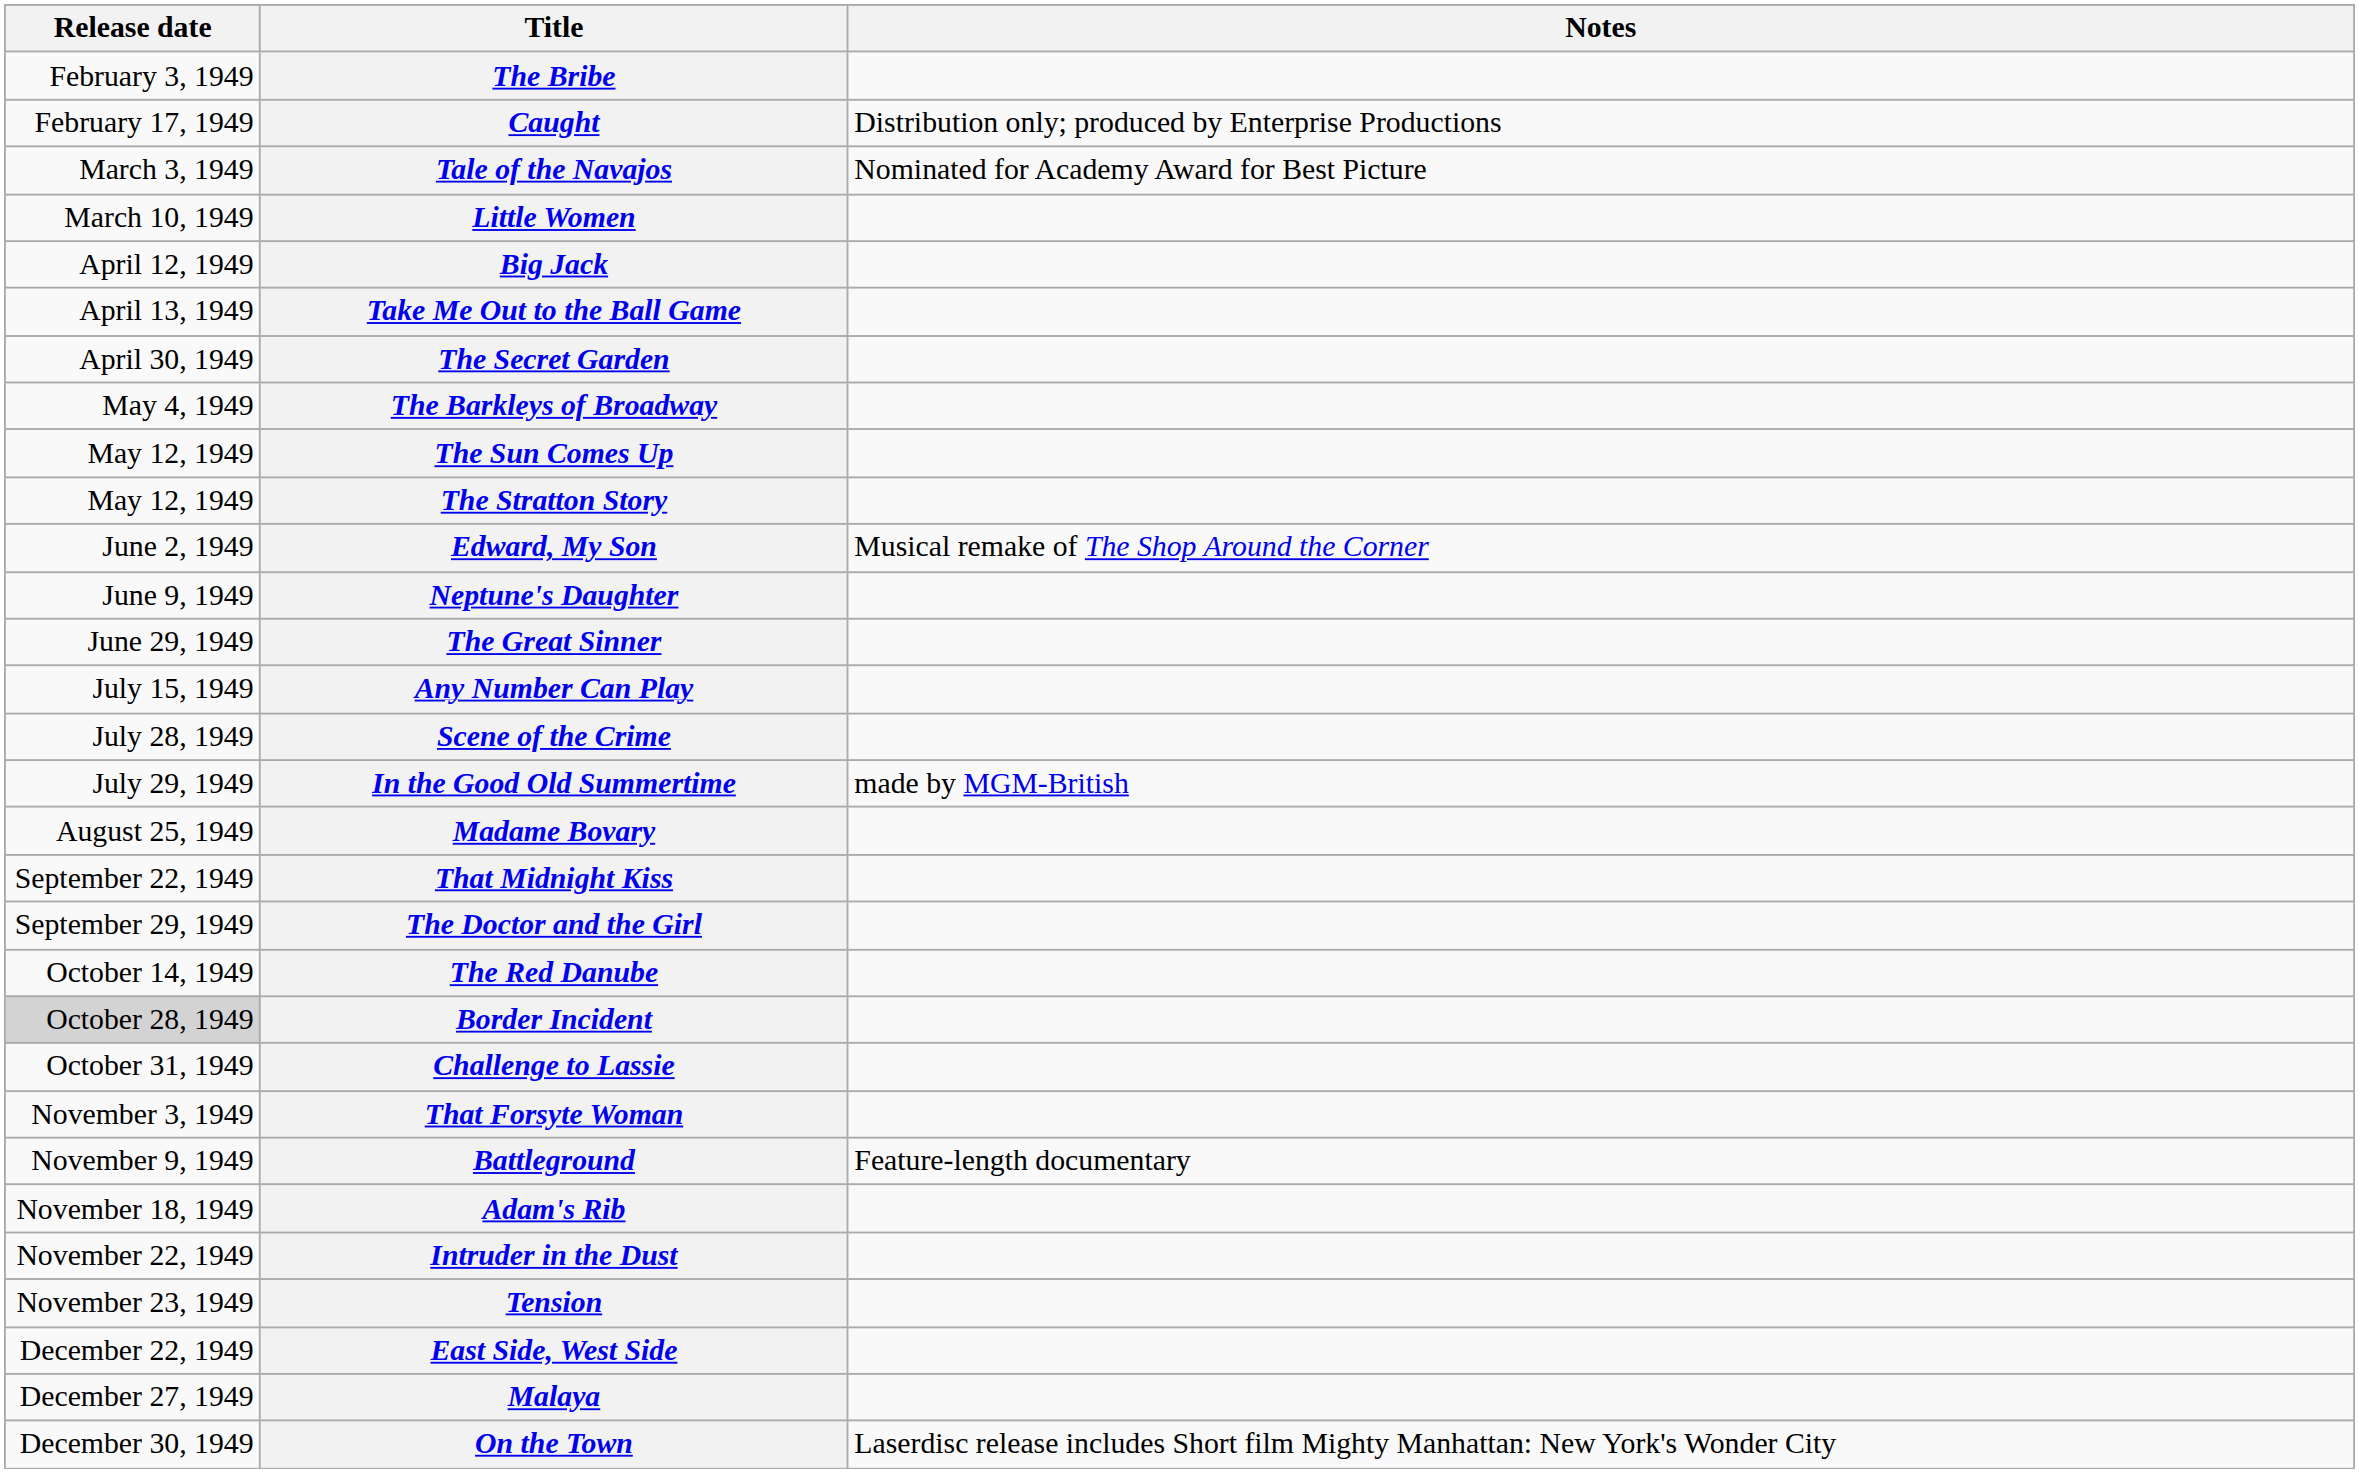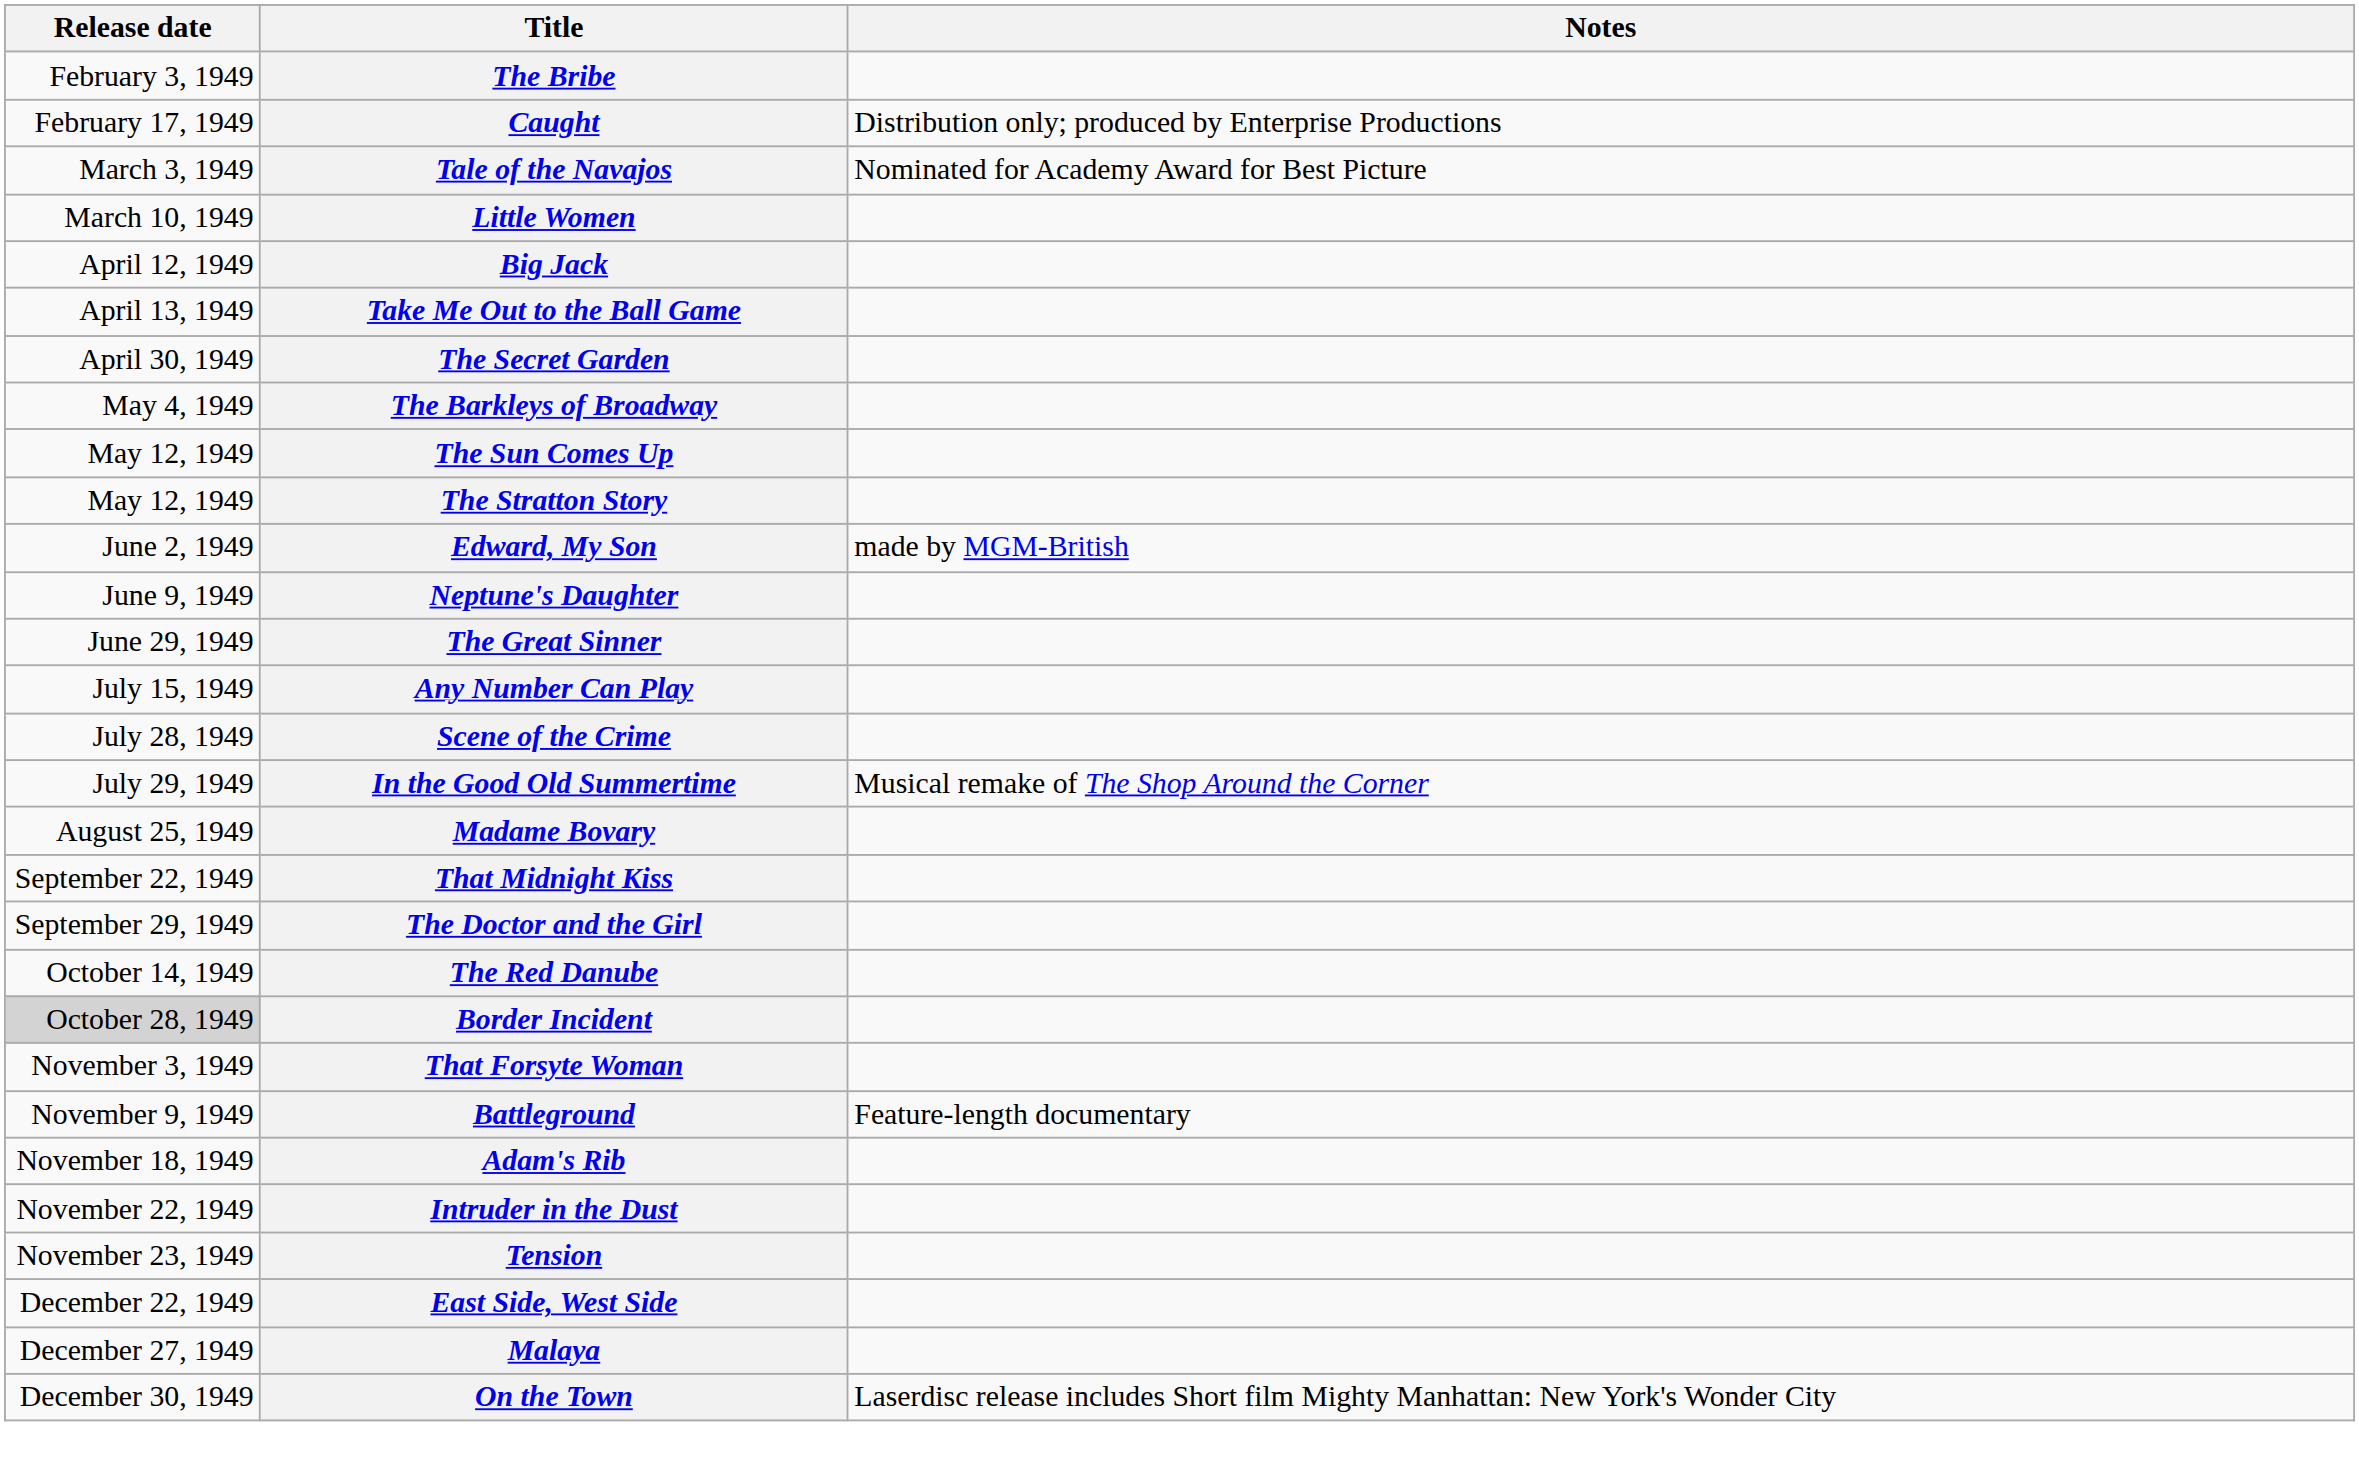(1142, 547) Musical remake of The Shop Around the Corner -> (992, 547) made by MGM-British
(992, 783) made by MGM-British -> (1142, 783) Musical remake of The Shop Around the Corner
- row: (554, 1066)
